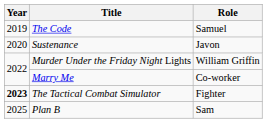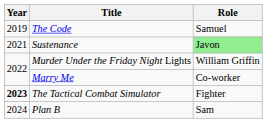(17, 45) 2020 -> (17, 45) 2021
(208, 45) no background -> (208, 45) lightgreen background
(17, 110) 2025 -> (17, 110) 2024
